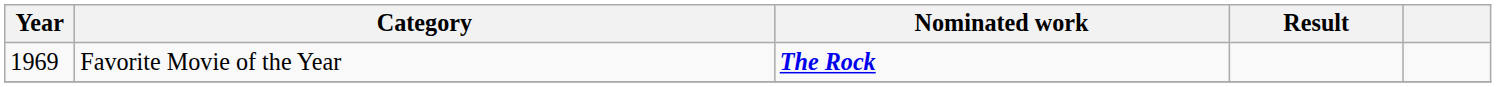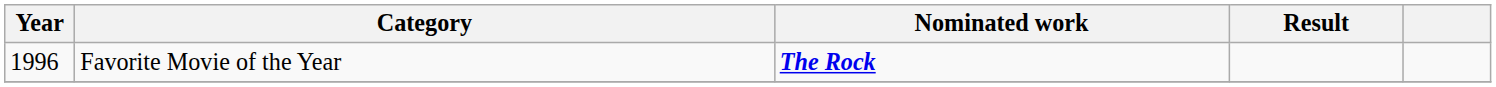(34, 61) 1969 -> (34, 61) 1996
